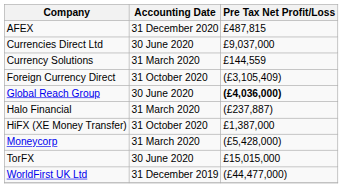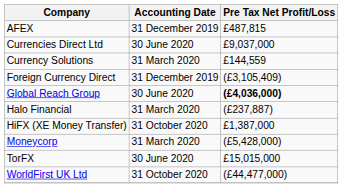(175, 28) 31 December 2020 -> (175, 28) 31 December 2019
(170, 77) 31 October 2020 -> (175, 77) 31 December 2019
(175, 175) 31 December 2019 -> (170, 175) 31 October 2020
